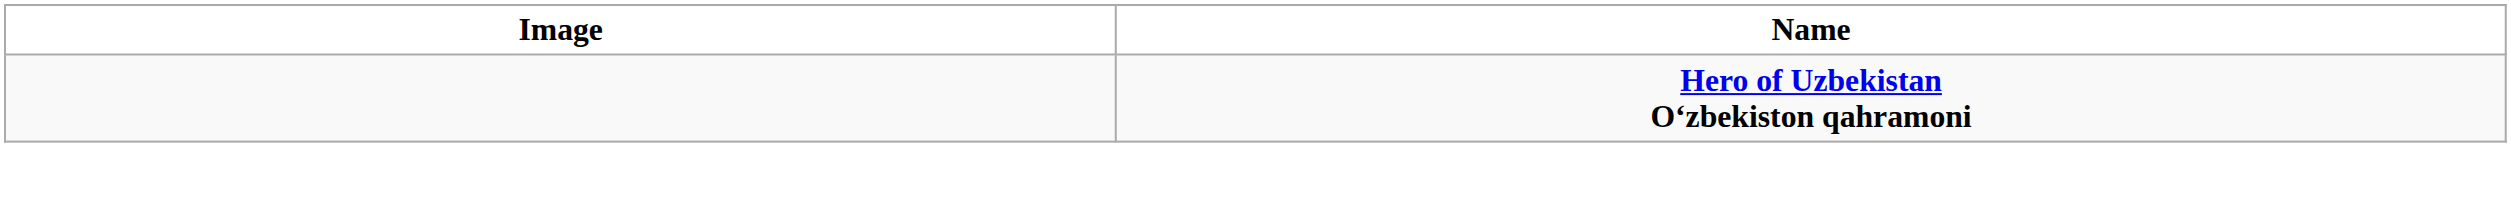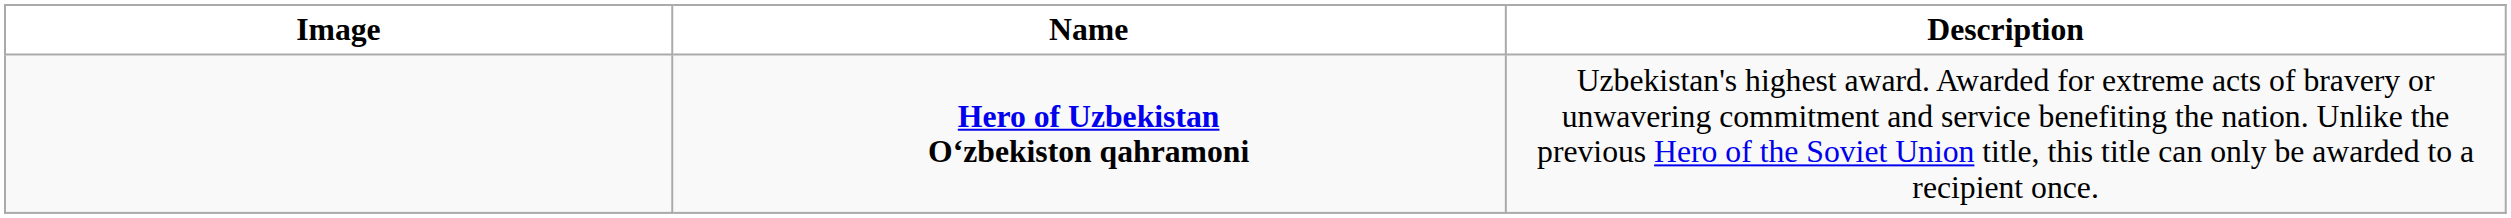+ column: (2006, 29)
